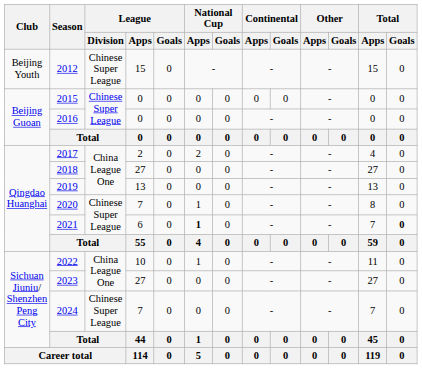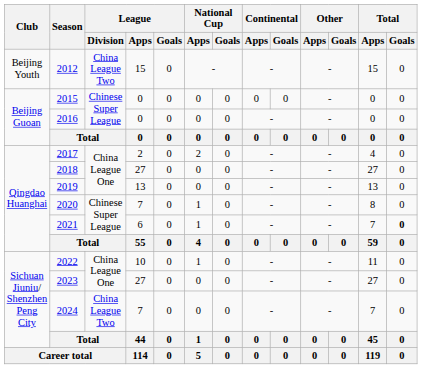(106, 69) Chinese Super League -> (106, 69) China League Two
(198, 224) bold -> (198, 224) normal
(106, 311) Chinese Super League -> (106, 311) China League Two
